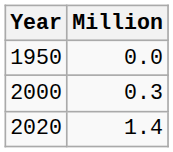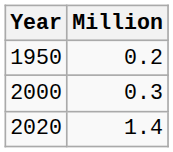(143, 58) 0.0 -> (143, 58) 0.2
